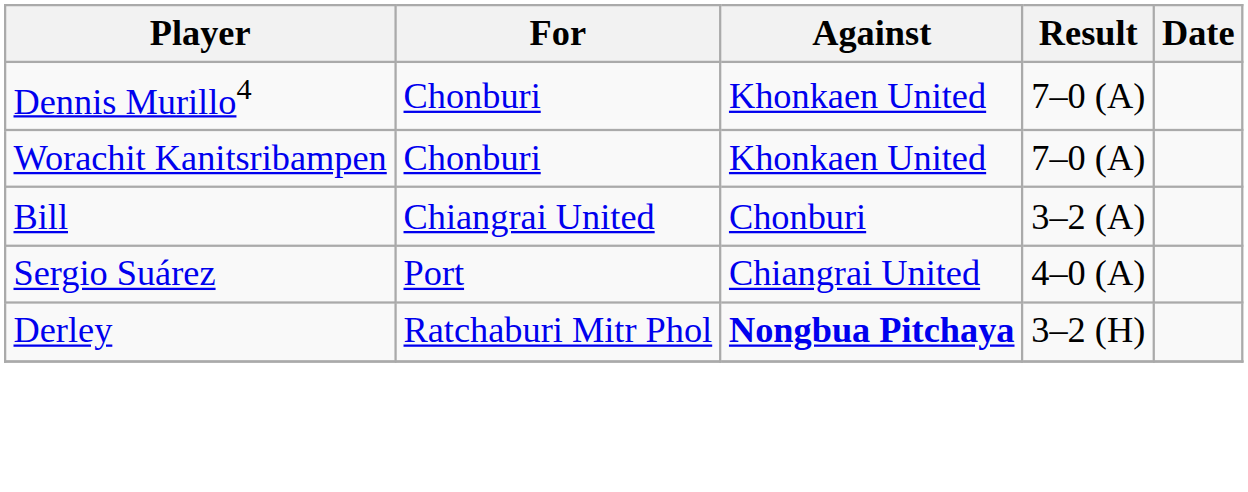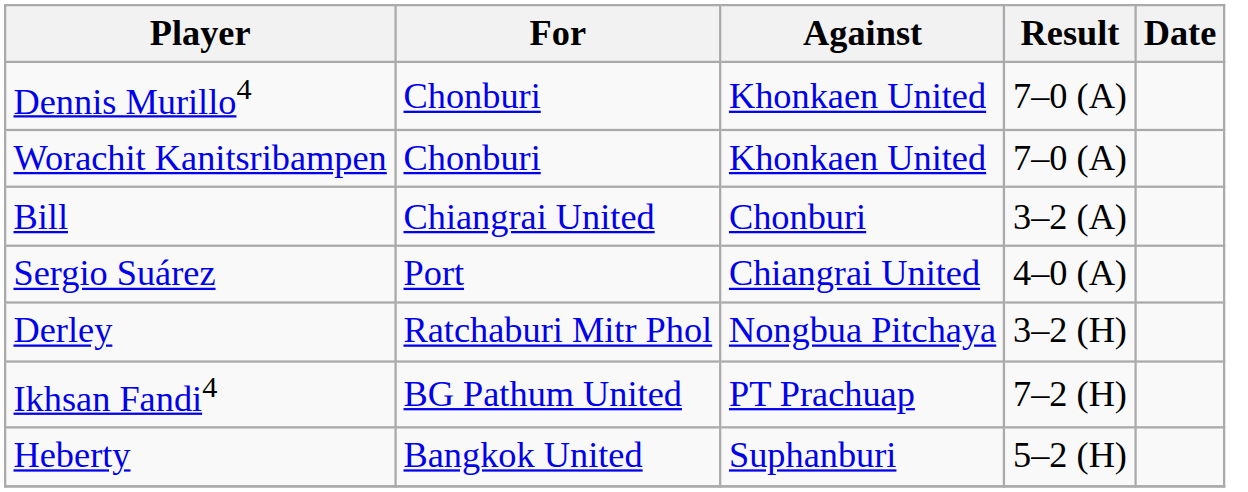(872, 331) bold -> (863, 331) normal
+ row: (115, 393)
+ row: (72, 456)
